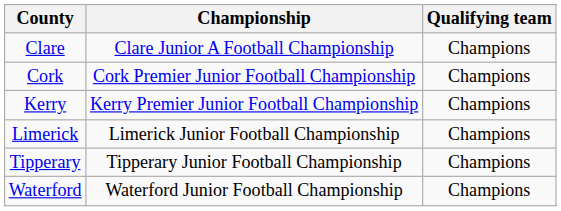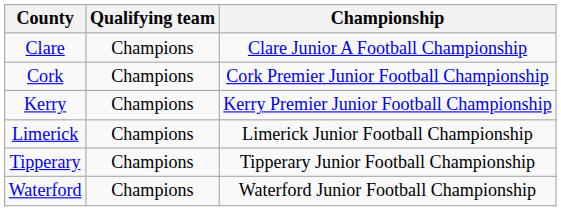columns swapped: (254, 18) <-> (489, 18)
